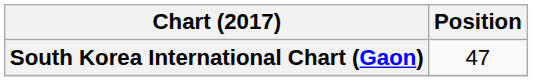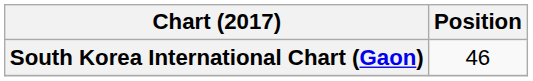(478, 57) 47 -> (478, 57) 46
